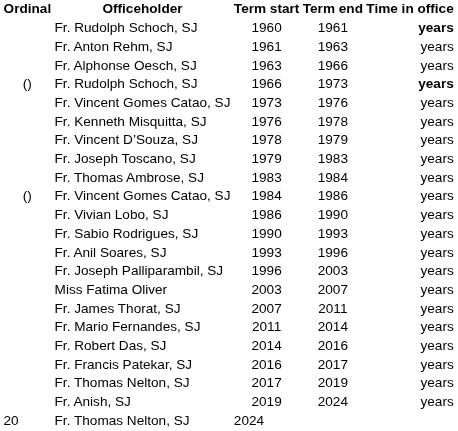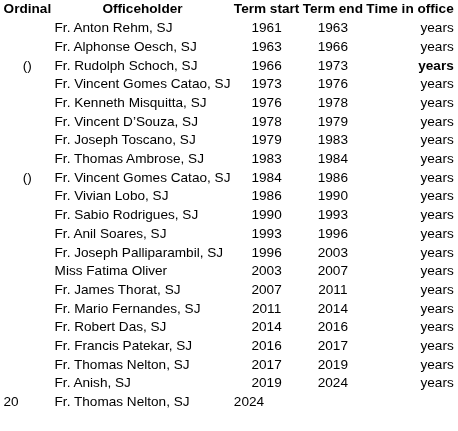- row: (267, 27)
